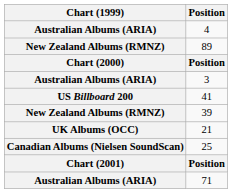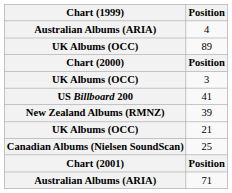(95, 46) New Zealand Albums (RMNZ) -> (95, 46) UK Albums (OCC)
(95, 79) Australian Albums (ARIA) -> (95, 79) UK Albums (OCC)
